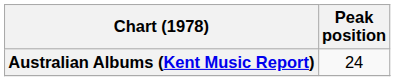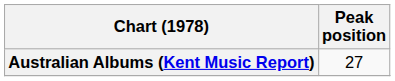(354, 62) 24 -> (354, 62) 27
